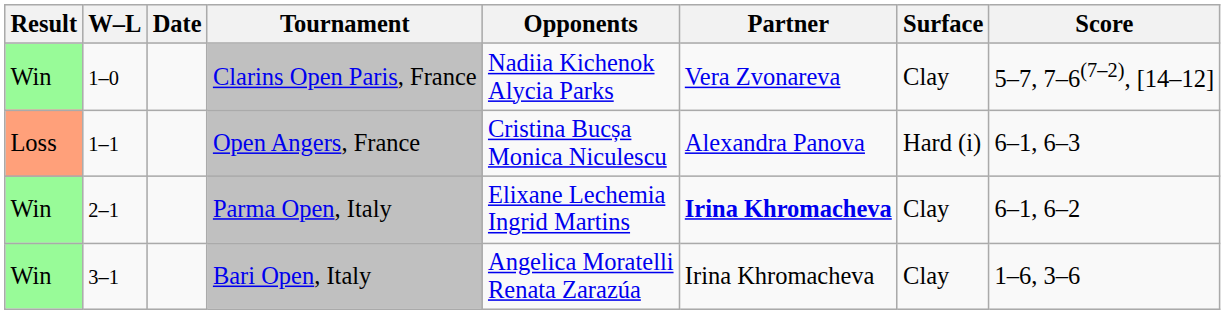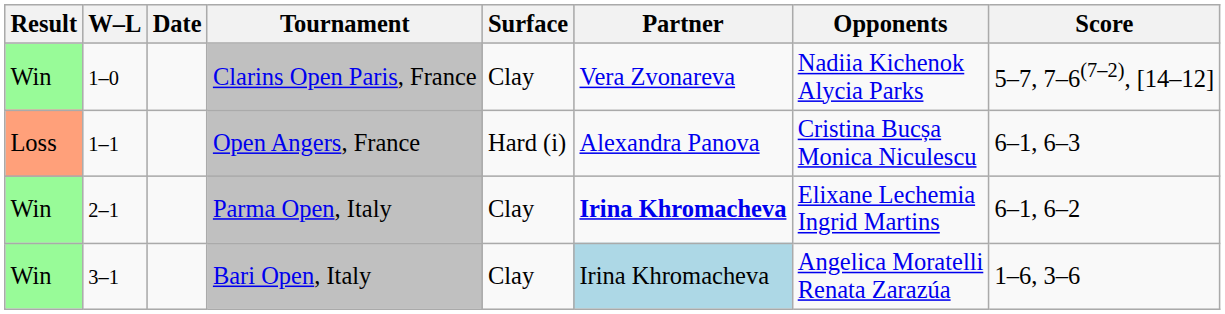columns swapped: (943, 23) <-> (581, 23)
(780, 275) no background -> (674, 275) lightblue background
